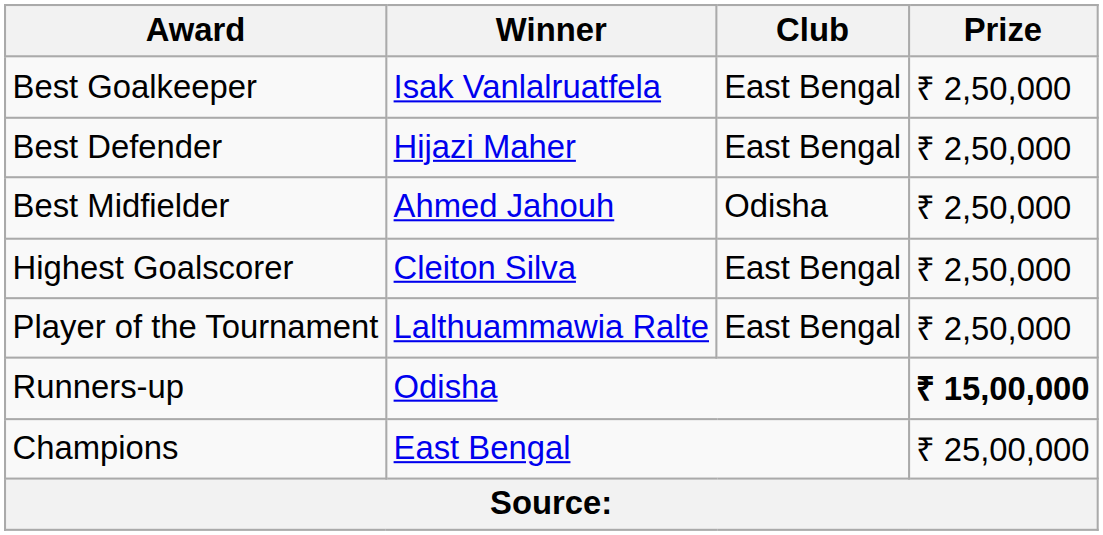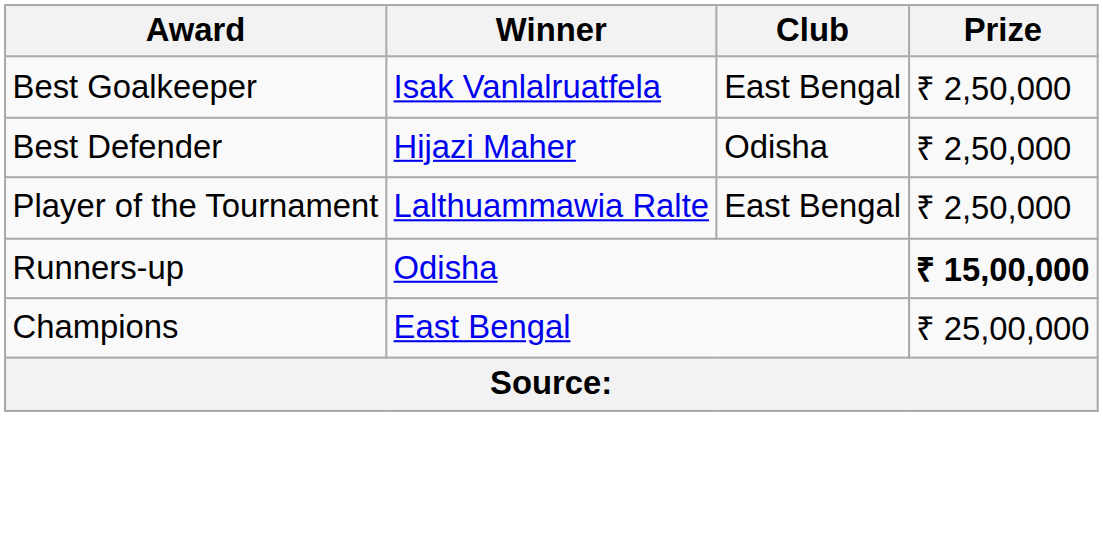(813, 146) East Bengal -> (776, 146) Odisha
- row: (121, 207)
- row: (153, 267)
